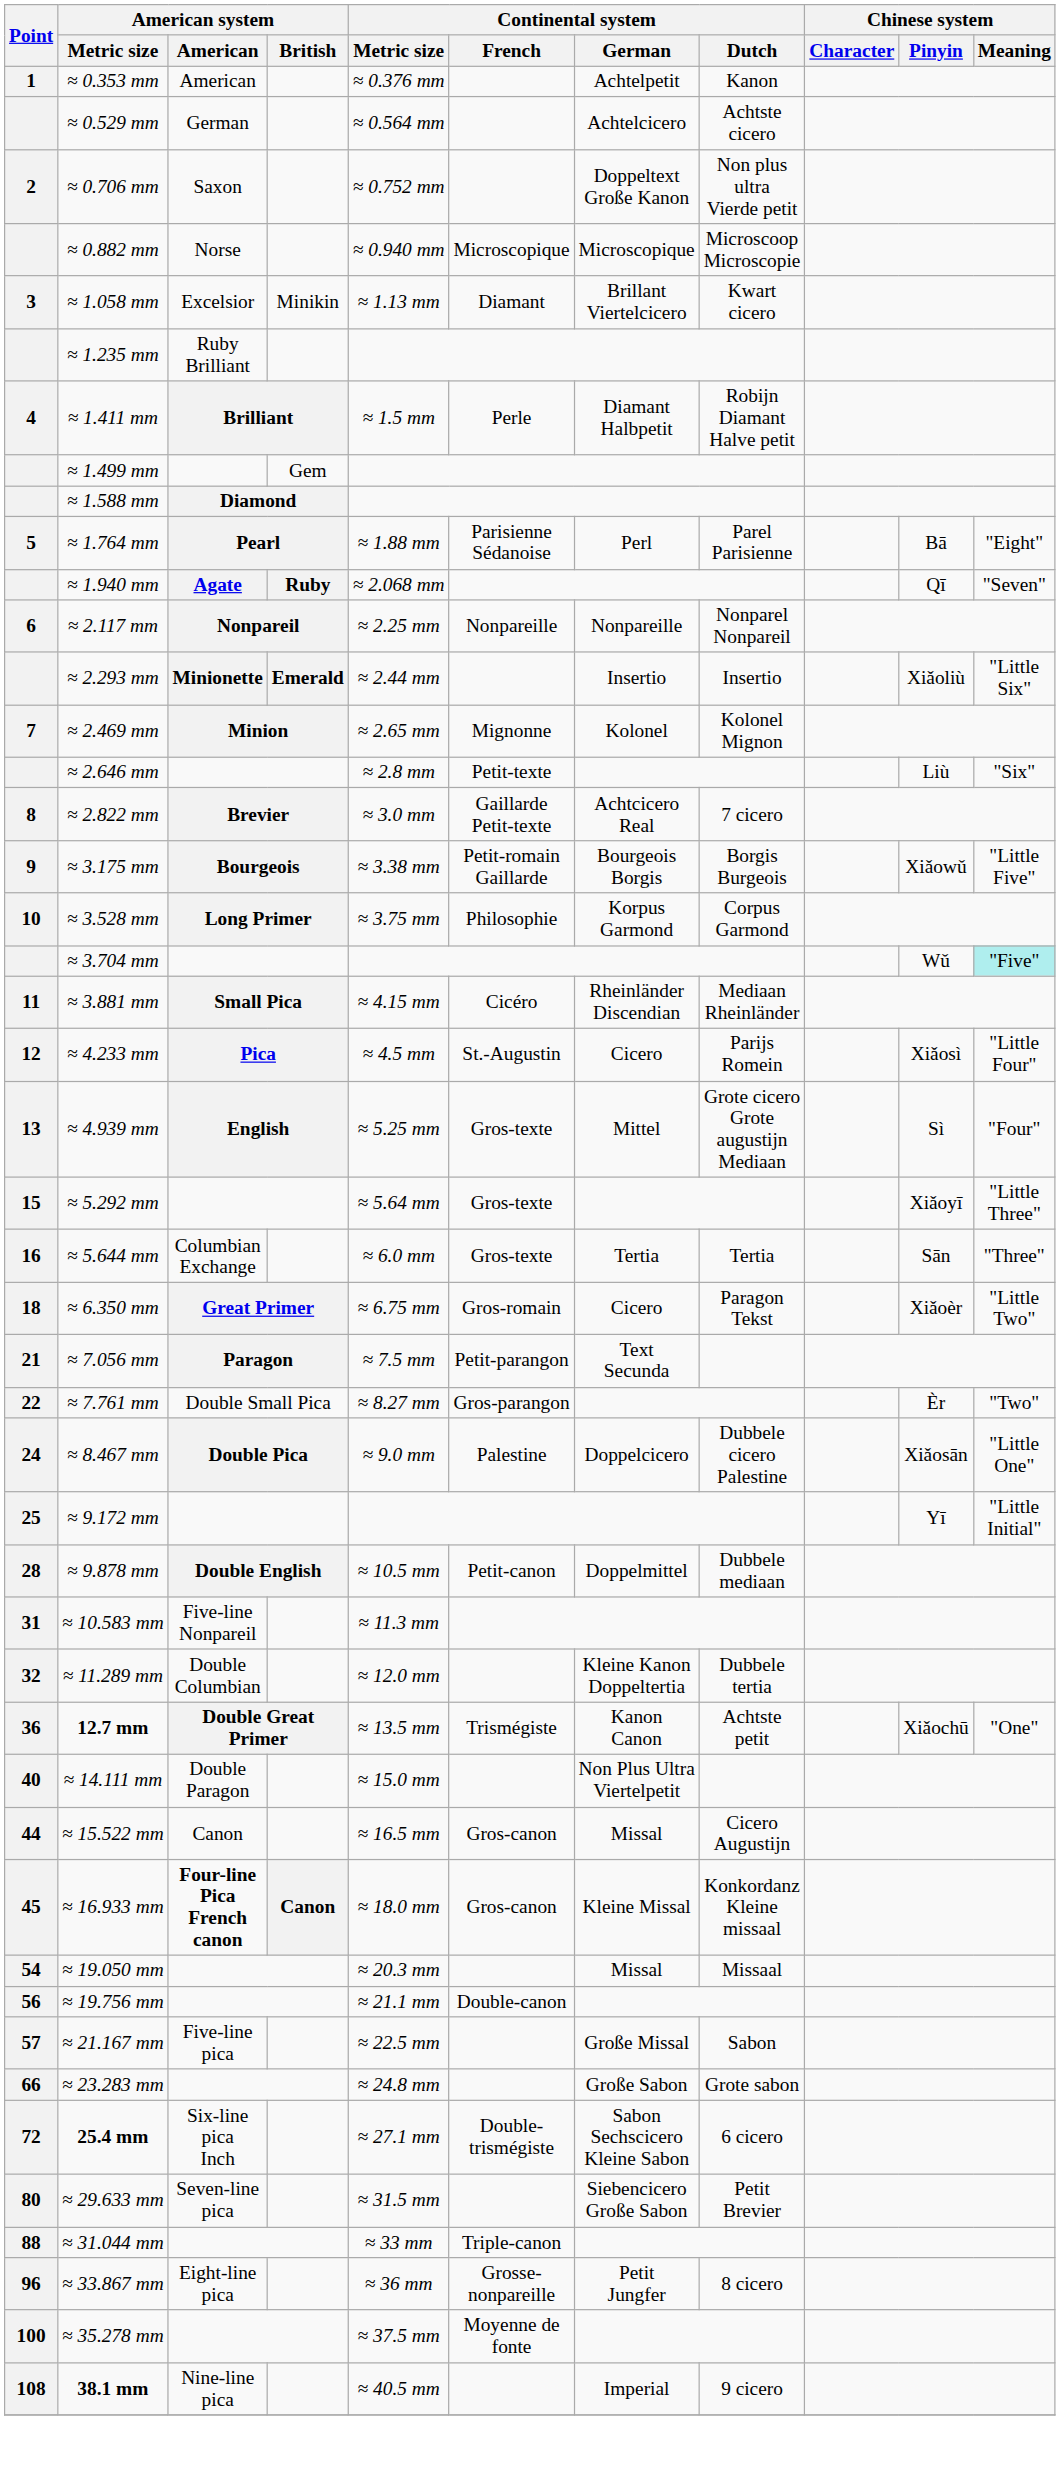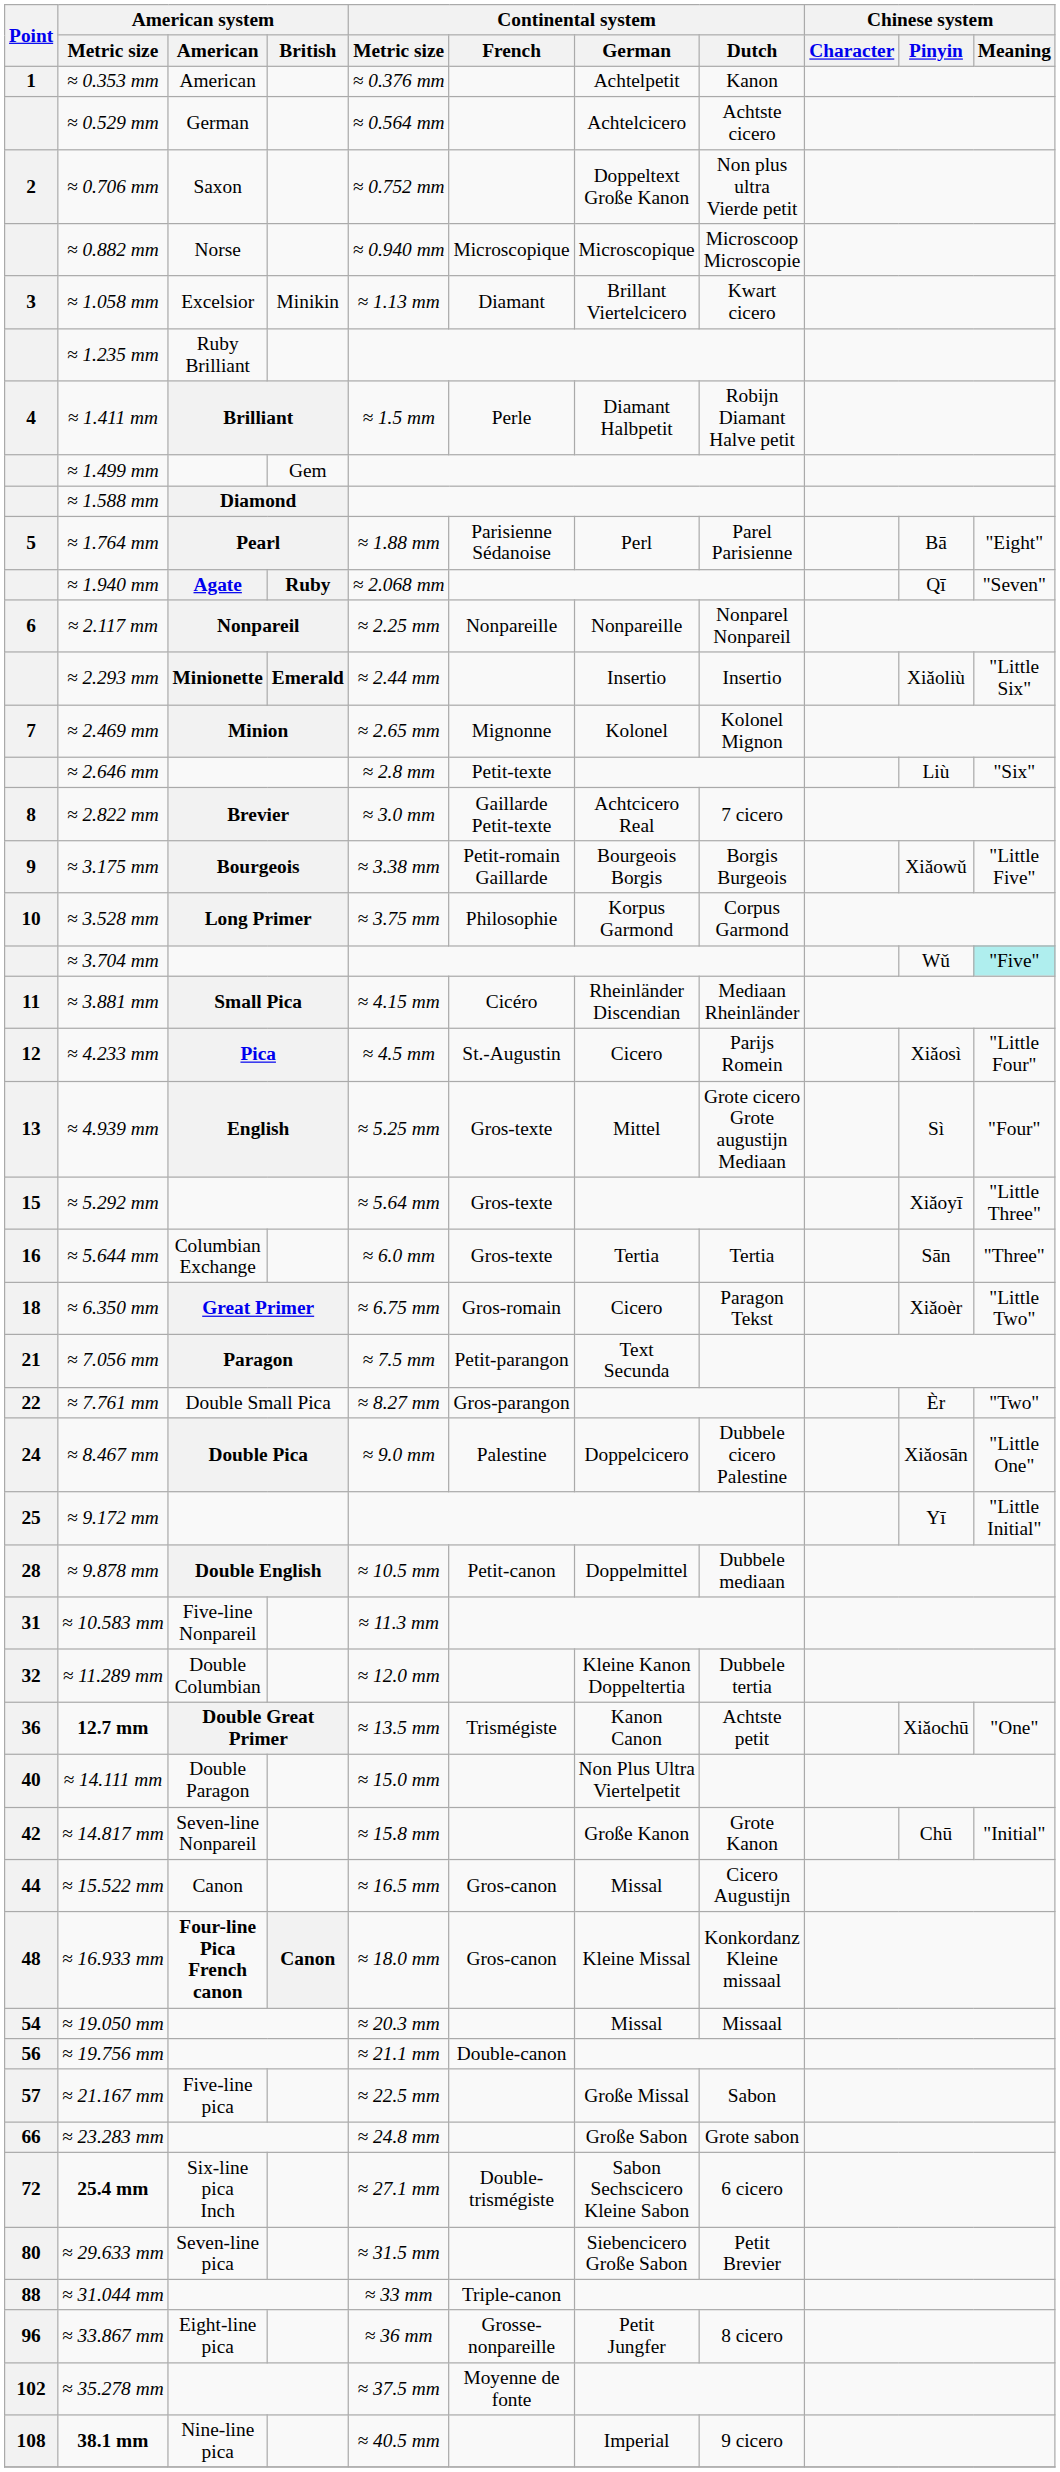+ row: (113, 1833)
(31, 1907) 45 -> (31, 1959) 48
(31, 2336) 100 -> (31, 2388) 102
